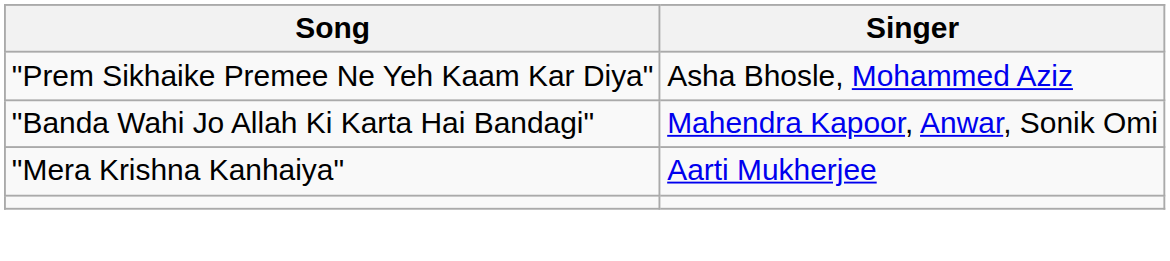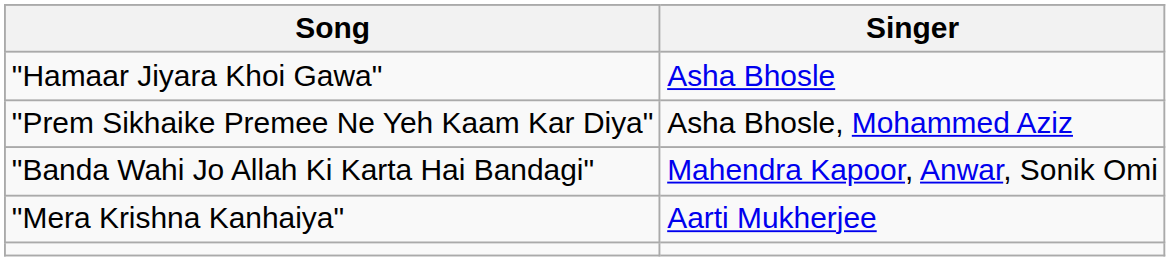+ row: (197, 75)
